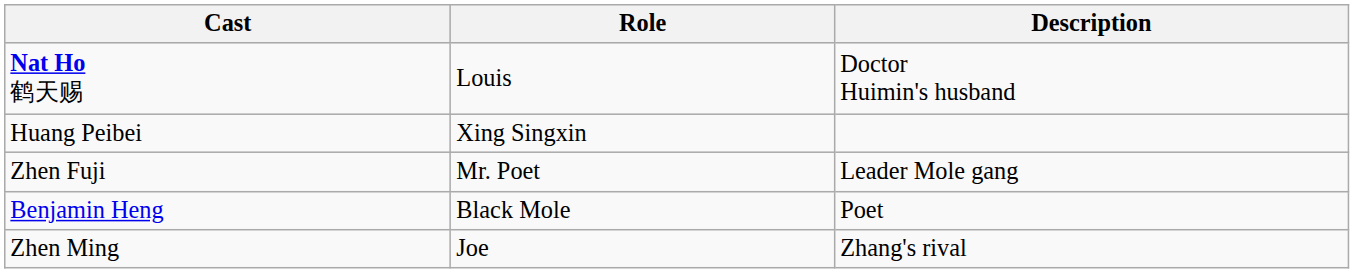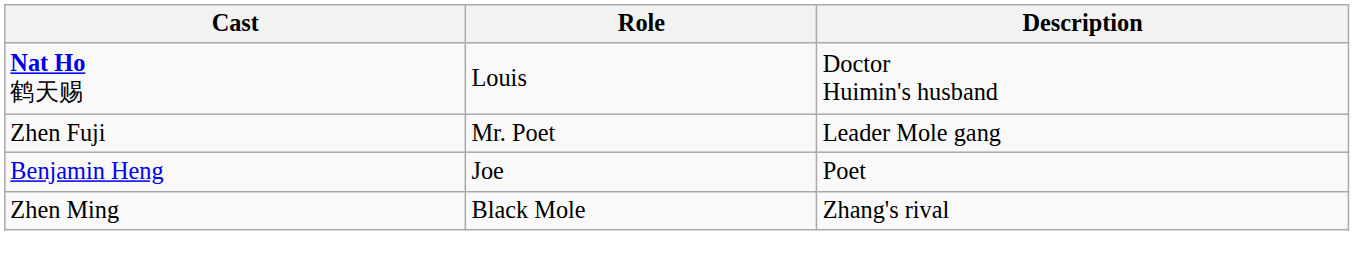- row: (76, 132)
(513, 209) Black Mole -> (488, 171) Joe
(473, 248) Joe -> (529, 209) Black Mole
